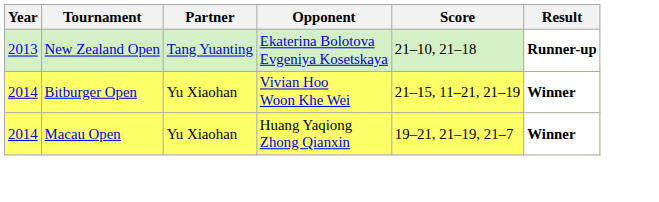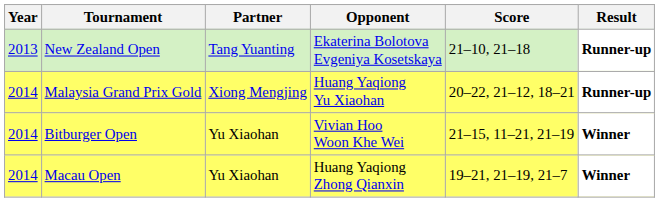+ row: (123, 92)
